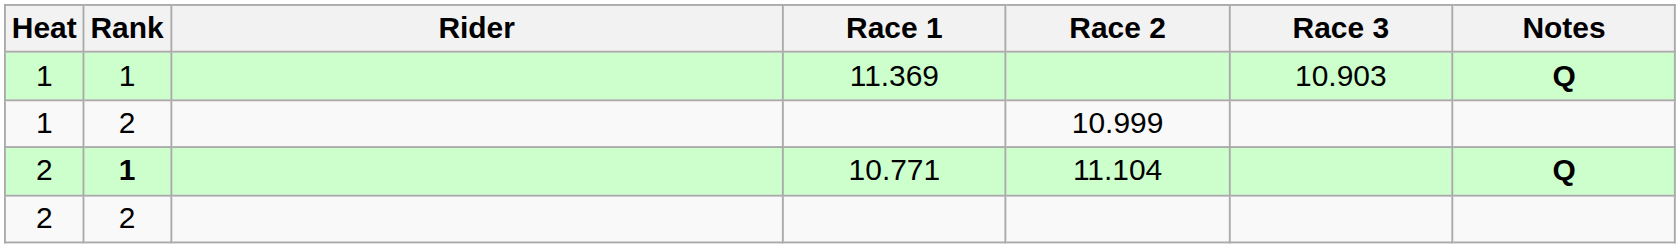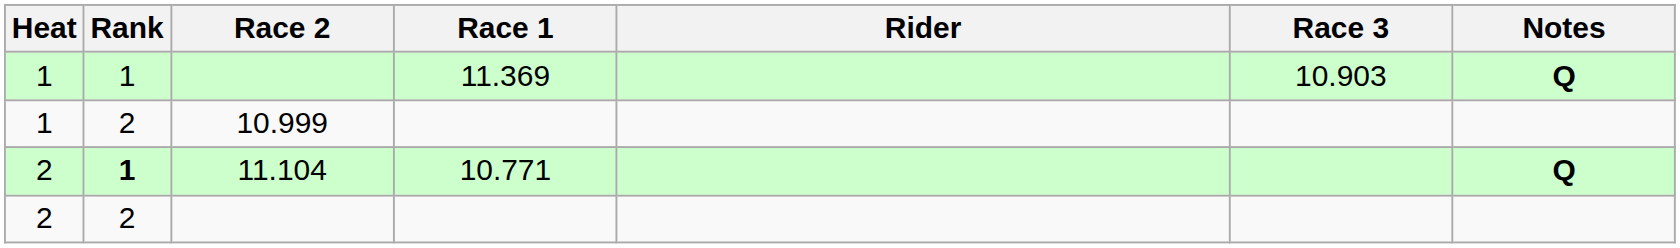columns swapped: (477, 28) <-> (1118, 28)
